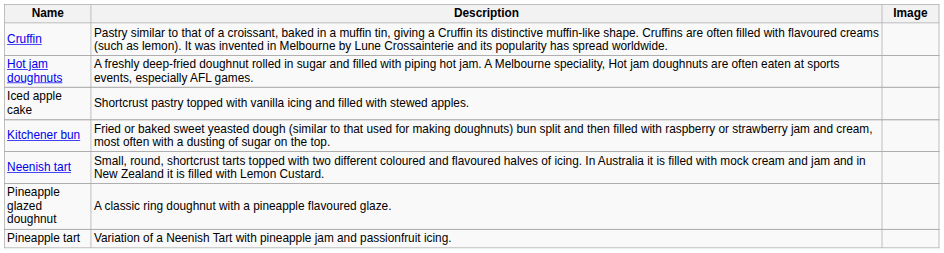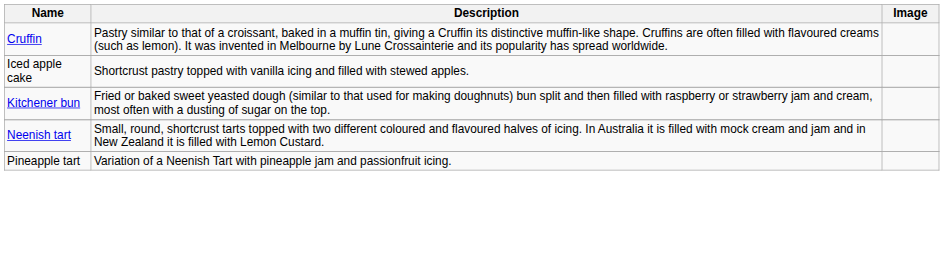- row: (35, 71)
- row: (33, 206)
